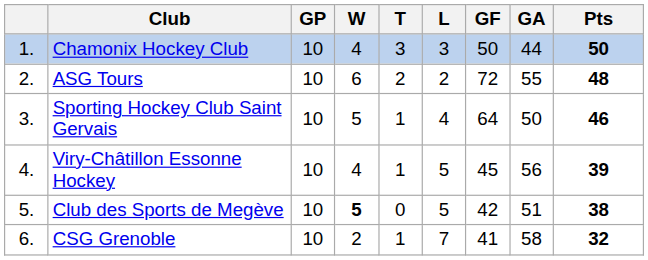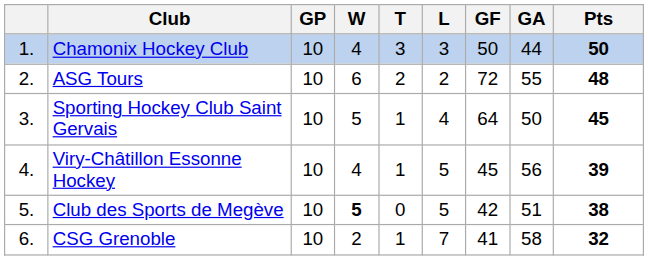(599, 118) 46 -> (599, 118) 45
